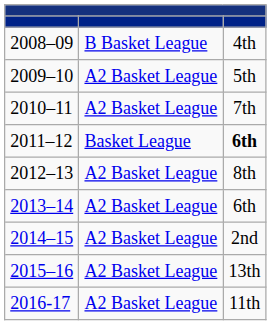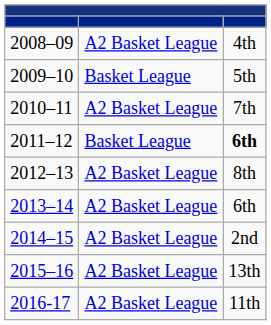(146, 43) B Basket League -> (151, 43) A2 Basket League
(151, 76) A2 Basket League -> (138, 76) Basket League
